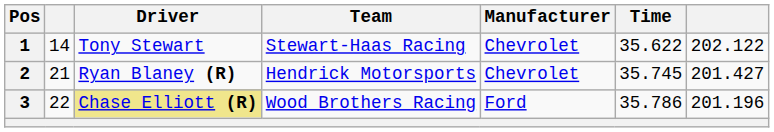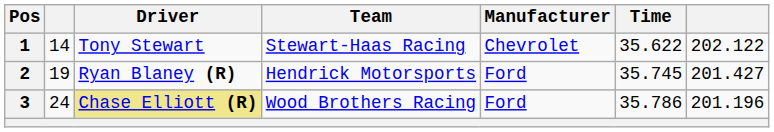(59, 76) 21 -> (59, 76) 19
(532, 76) Chevrolet -> (506, 76) Ford
(59, 104) 22 -> (59, 104) 24
